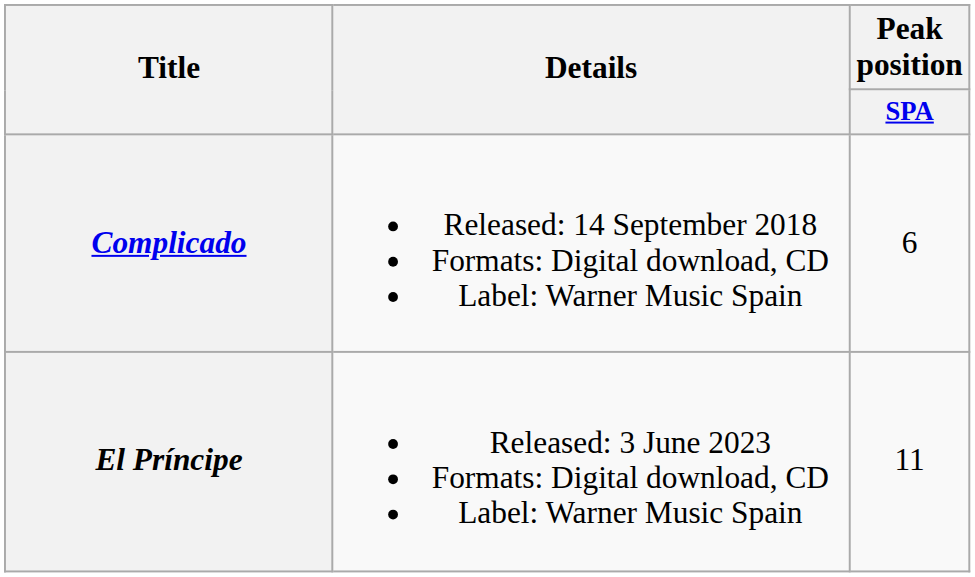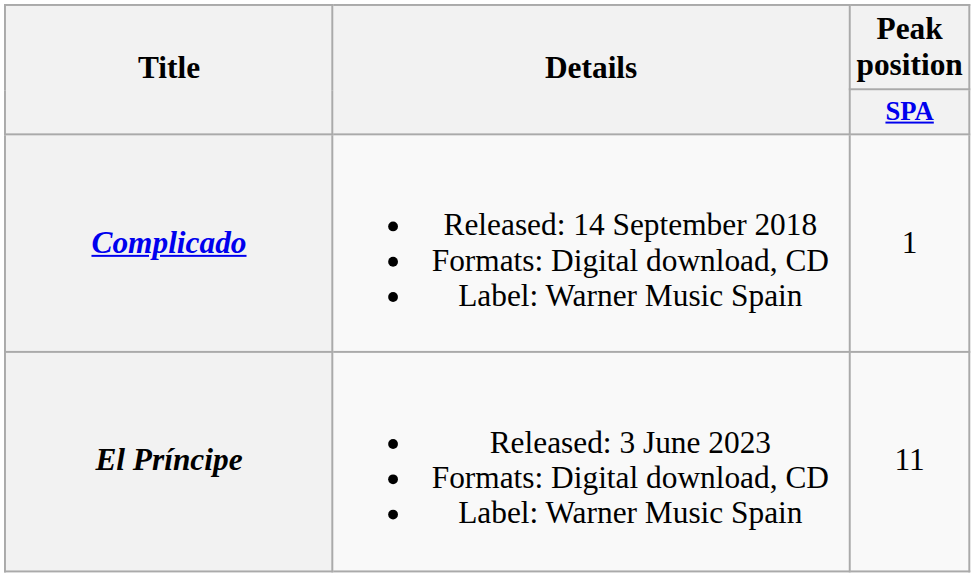(910, 242) 6 -> (910, 242) 1
